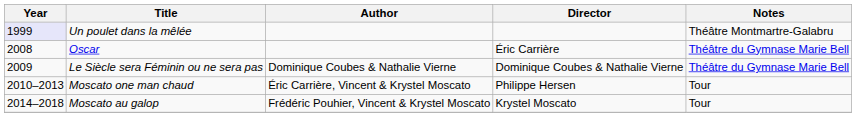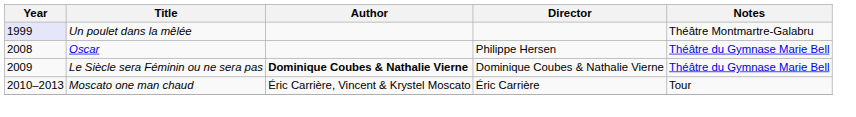(527, 49) Éric Carrière -> (516, 49) Philippe Hersen
(362, 67) normal -> (368, 67) bold
(536, 85) Philippe Hersen -> (508, 85) Éric Carrière
- row: (114, 103)
